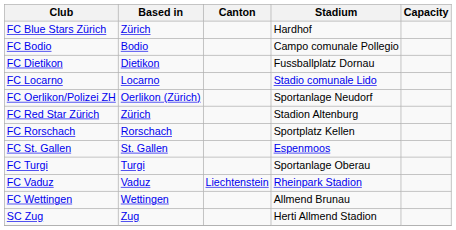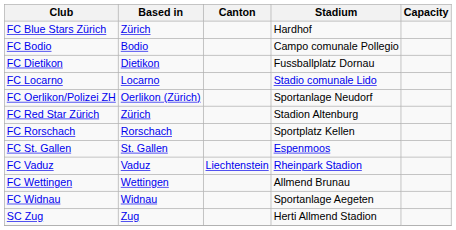- row: (27, 166)
+ row: (34, 200)
